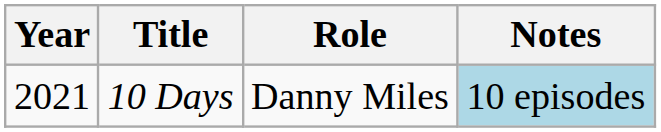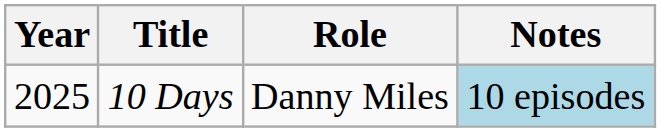(52, 95) 2021 -> (52, 95) 2025
